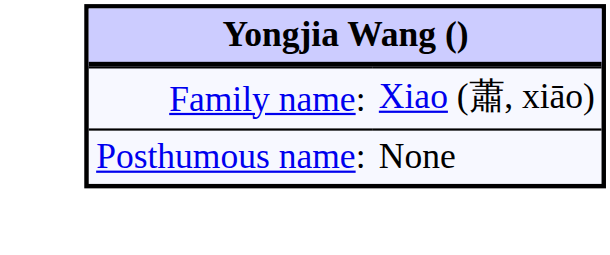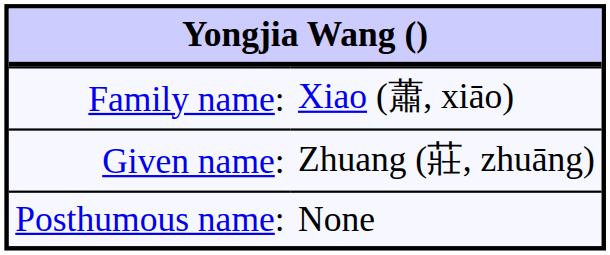+ row: (193, 160)
